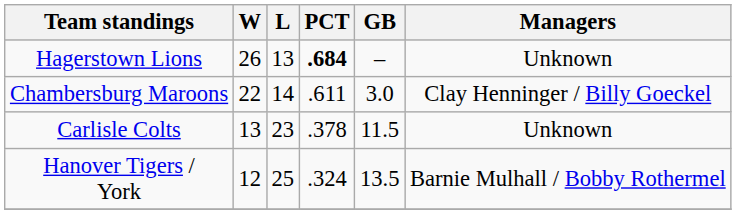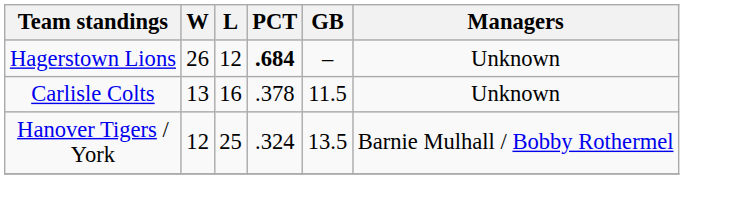(283, 58) 13 -> (231, 58) 12
- row: (119, 93)
(283, 129) 23 -> (231, 93) 16
